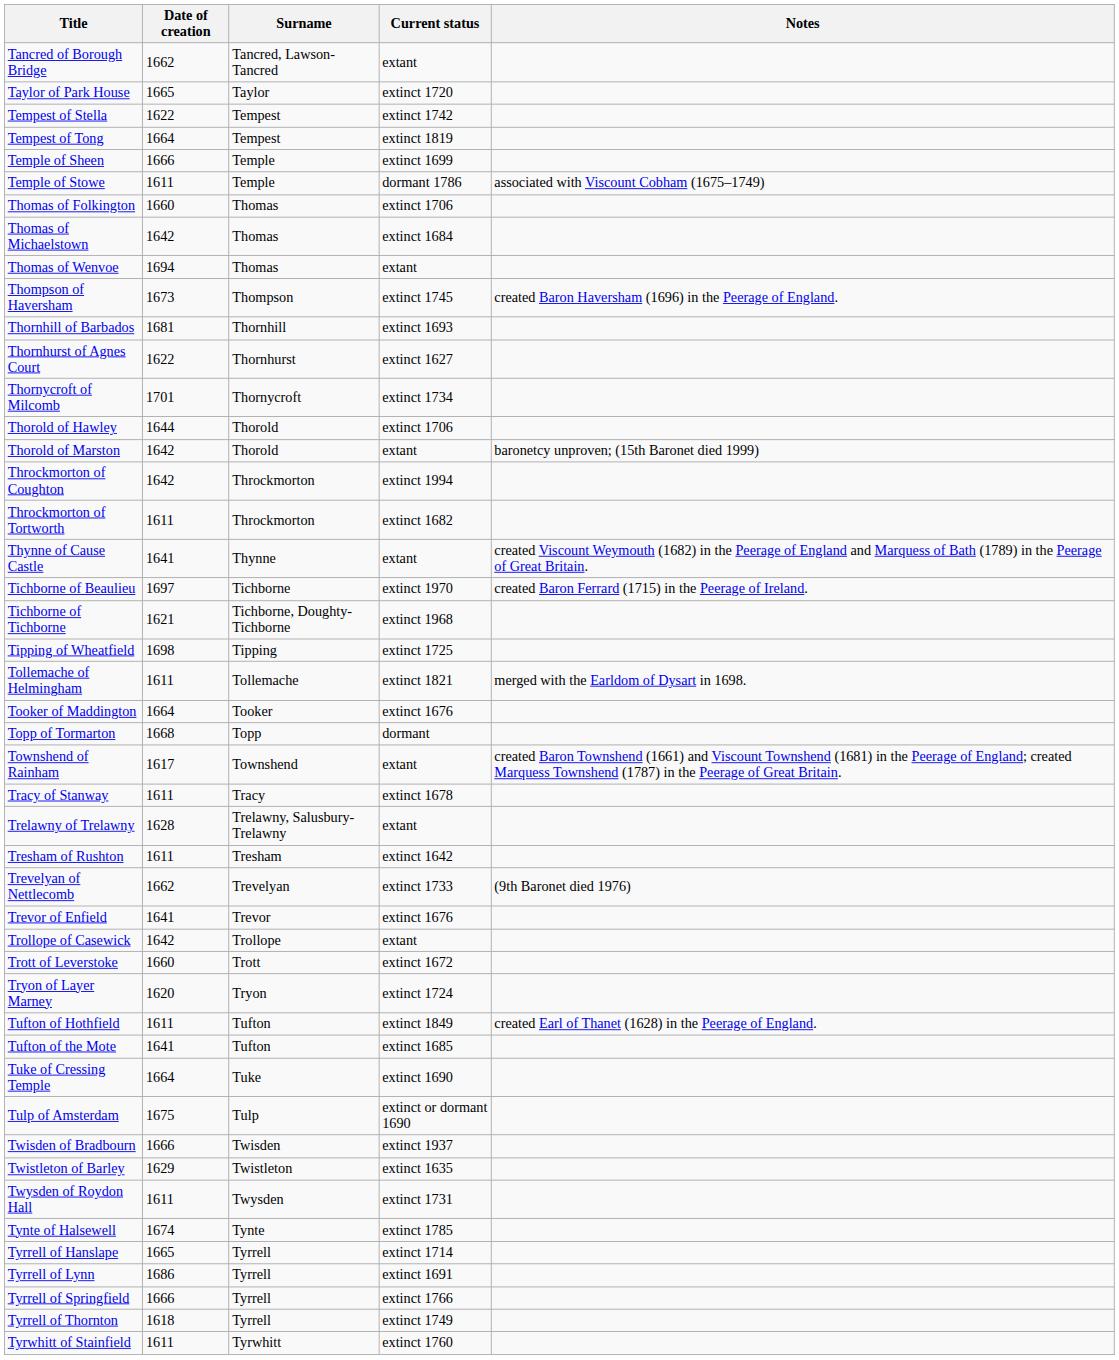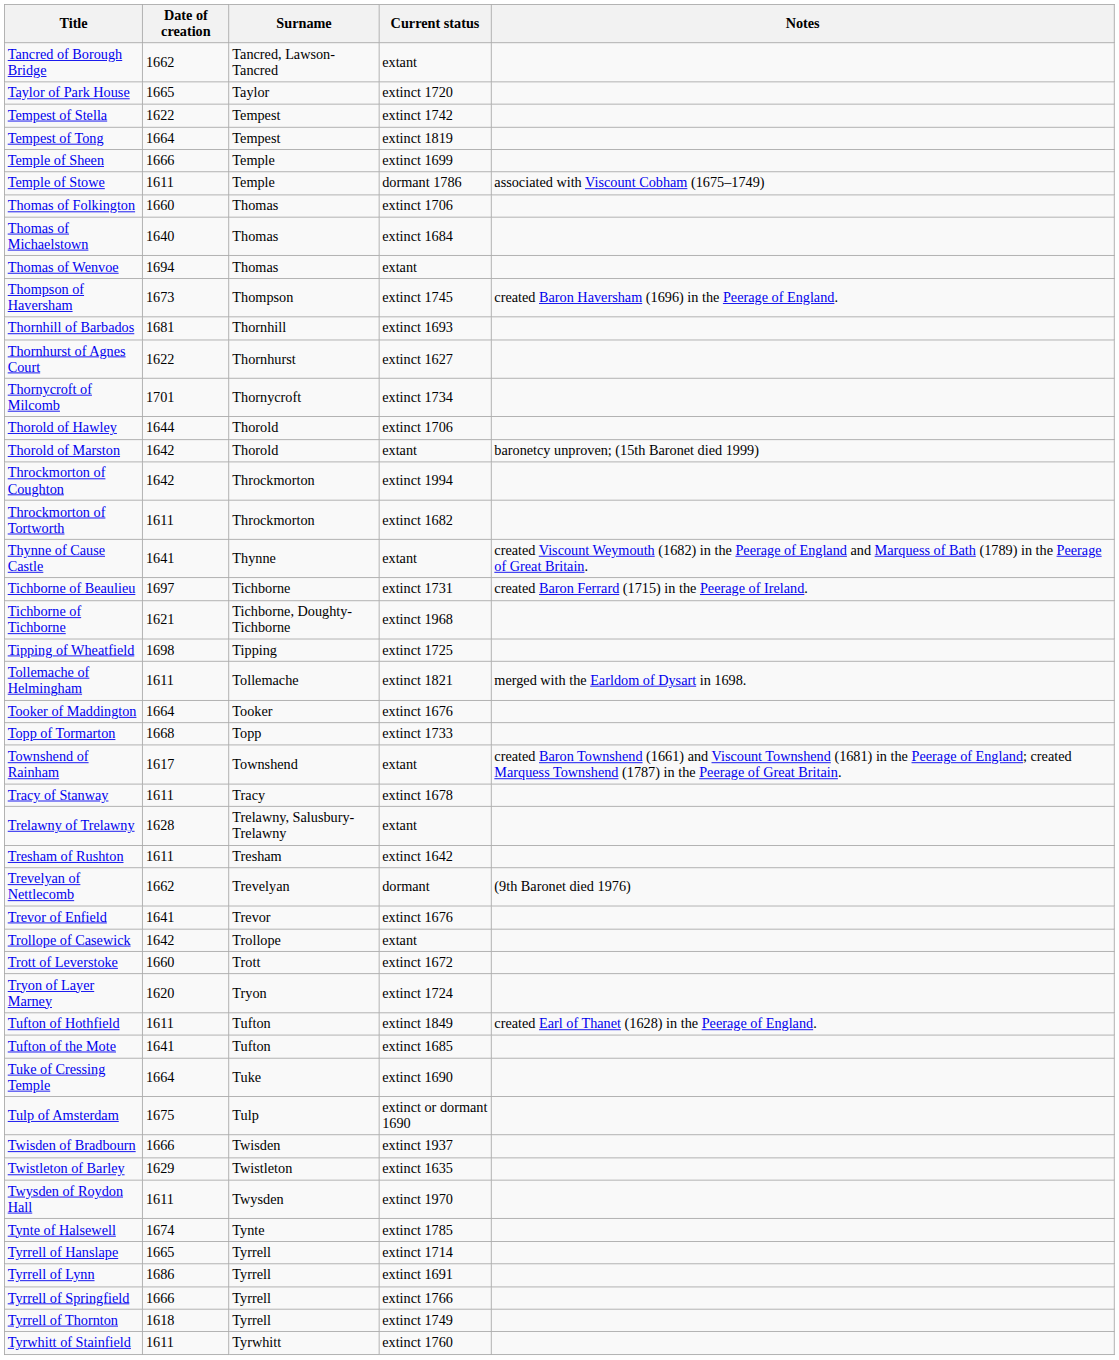(160, 236) 1642 -> (160, 236) 1640
(418, 589) extinct 1970 -> (418, 589) extinct 1731
(406, 734) dormant -> (418, 734) extinct 1733
(418, 886) extinct 1733 -> (406, 886) dormant
(418, 1199) extinct 1731 -> (418, 1199) extinct 1970
